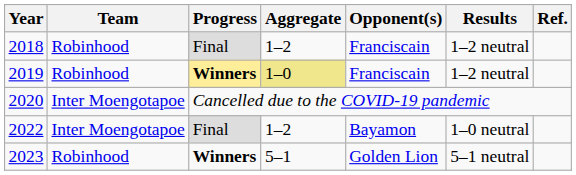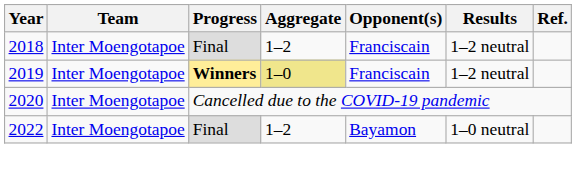(90, 45) Robinhood -> (118, 45) Inter Moengotapoe
(90, 73) Robinhood -> (118, 73) Inter Moengotapoe
- row: (26, 156)
